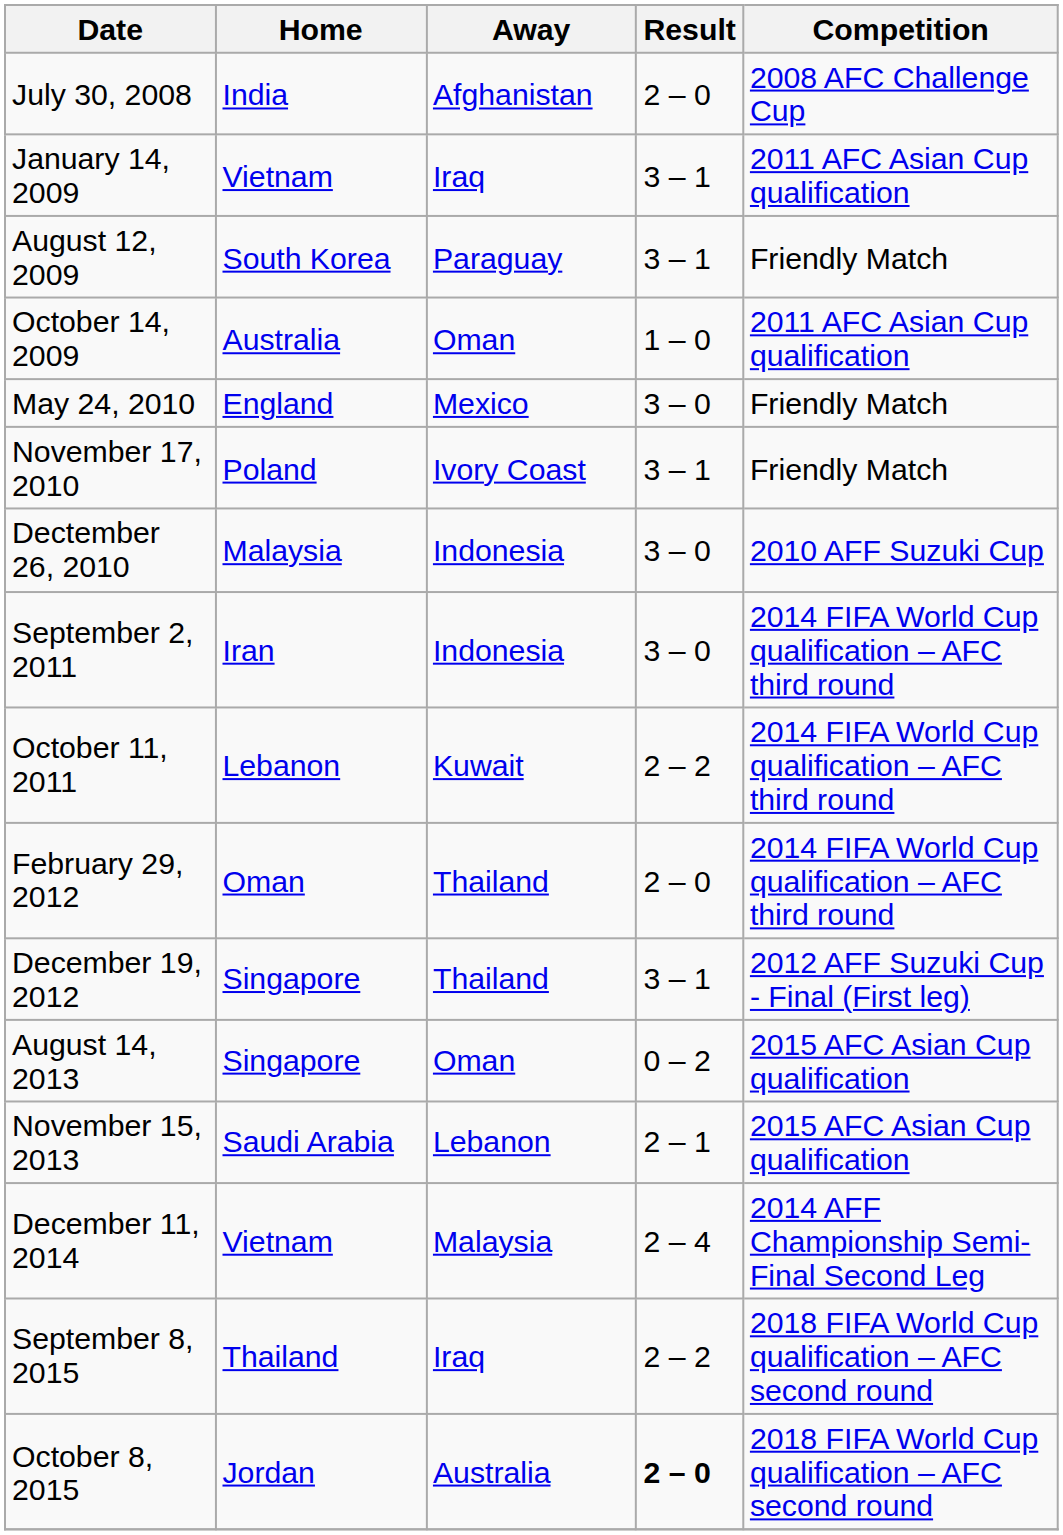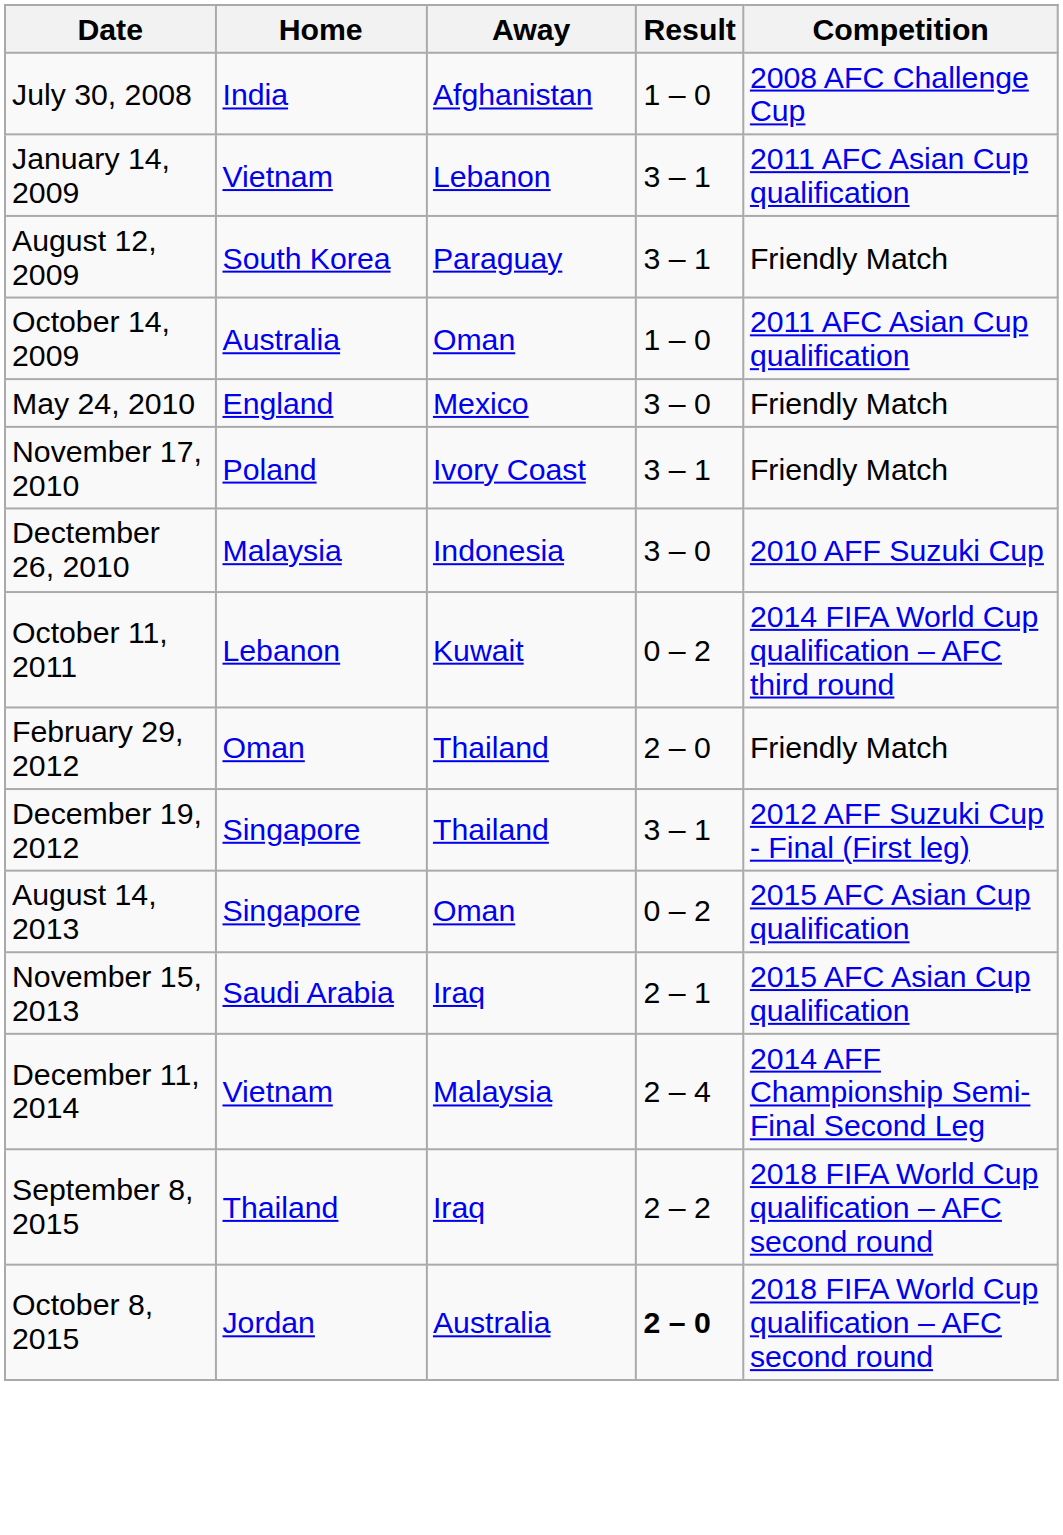(677, 94) 2 – 0 -> (677, 94) 1 – 0
(459, 176) Iraq -> (492, 176) Lebanon
- row: (103, 649)
(677, 765) 2 – 2 -> (677, 649) 0 – 2
(894, 880) 2014 FIFA World Cup qualification – AFC third round -> (849, 748) Friendly Match
(492, 1142) Lebanon -> (459, 993) Iraq
